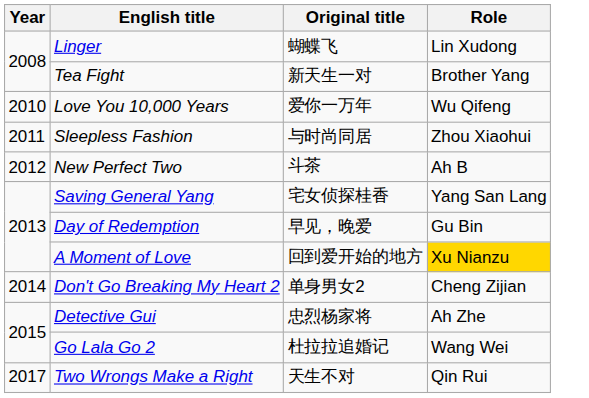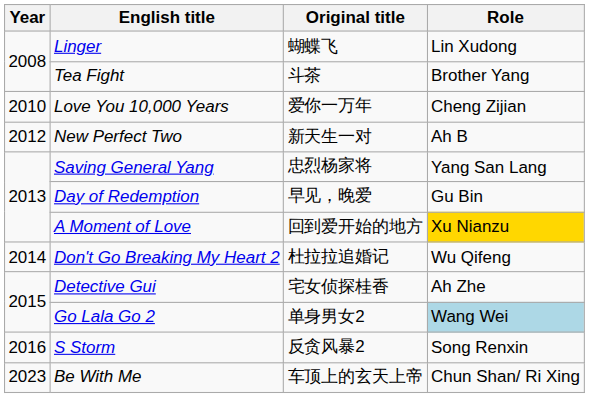(330, 75) 新天生一对 -> (304, 75) 斗茶
(471, 106) Wu Qifeng -> (479, 106) Cheng Zijian
- row: (123, 136)
(304, 166) 斗茶 -> (330, 136) 新天生一对
(338, 196) 宅女侦探桂香 -> (330, 166) 忠烈杨家将
(326, 286) 单身男女2 -> (338, 256) 杜拉拉追婚记
(479, 287) Cheng Zijian -> (471, 256) Wu Qifeng
(330, 316) 忠烈杨家将 -> (338, 286) 宅女侦探桂香
(338, 346) 杜拉拉追婚记 -> (326, 316) 单身男女2
(470, 347) no background -> (470, 317) lightblue background
+ row: (85, 347)
- row: (153, 377)
+ row: (98, 377)
